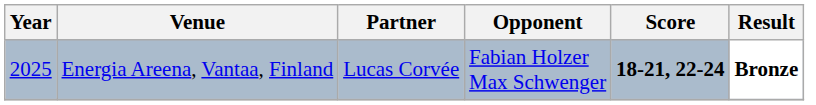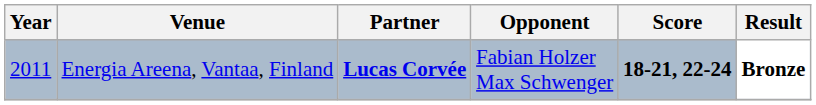(31, 69) 2025 -> (31, 69) 2011
(401, 69) normal -> (405, 69) bold
